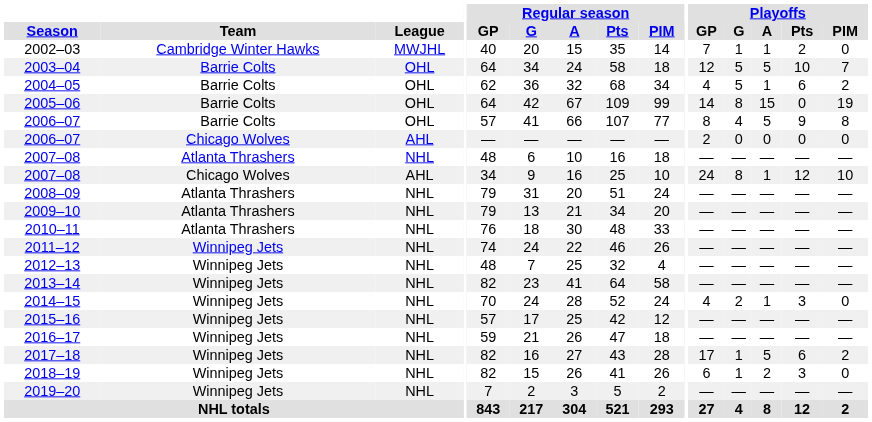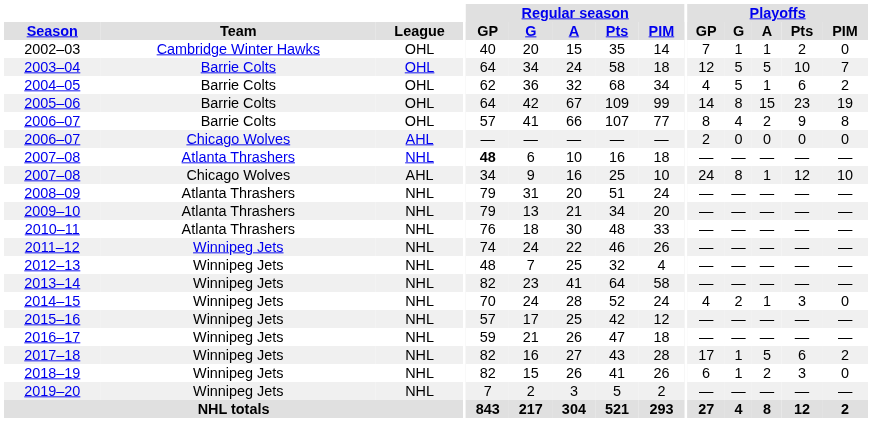(420, 49) MWJHL -> (420, 49) OHL
(802, 103) 0 -> (802, 103) 23
(767, 121) 5 -> (767, 121) 2
(488, 157) normal -> (488, 157) bold
